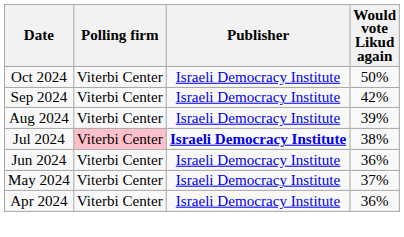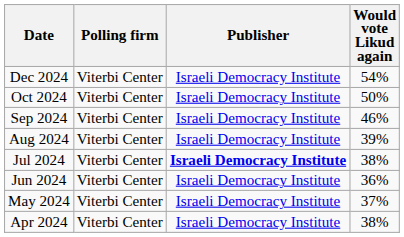+ row: (39, 76)
(375, 97) 42% -> (375, 118) 46%
(120, 139) pink background -> (120, 159) no background
(375, 201) 36% -> (375, 222) 38%
